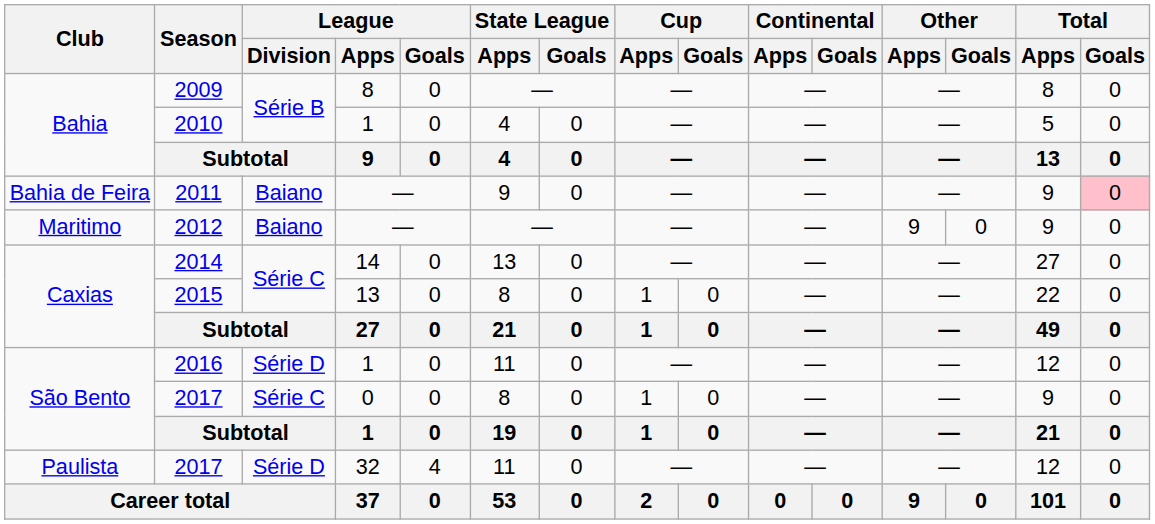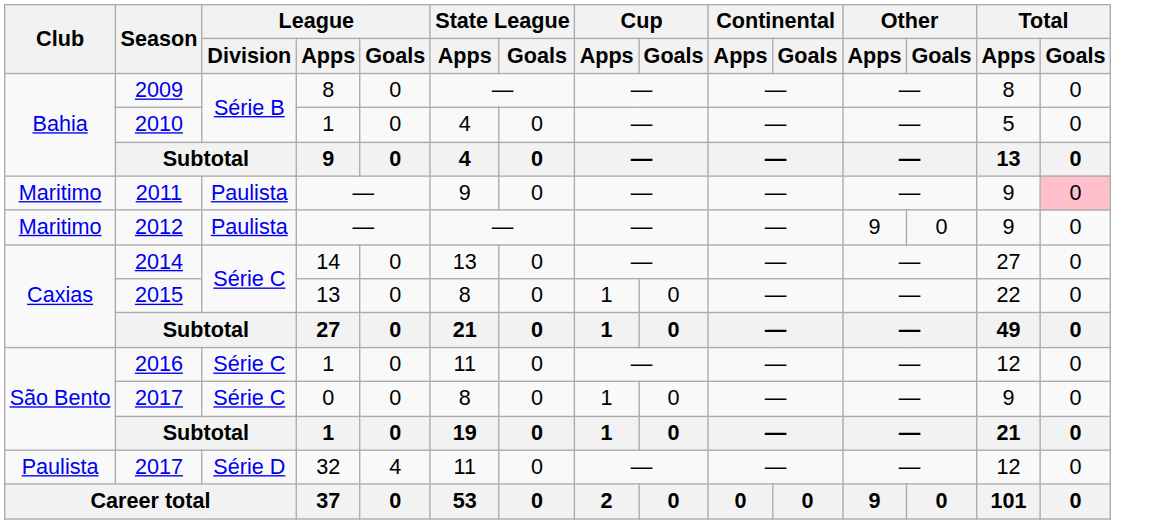(80, 192) Bahia de Feira -> (60, 192) Maritimo
(289, 192) Baiano -> (249, 192) Paulista
(289, 227) Baiano -> (249, 227) Paulista
(289, 364) Série D -> (249, 364) Série C
